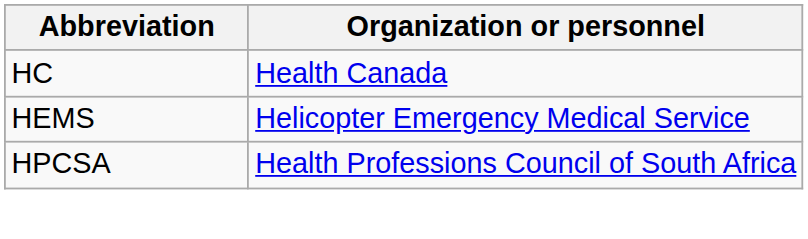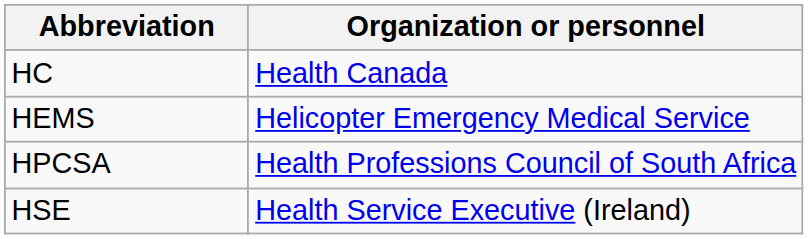+ row: (41, 210)
